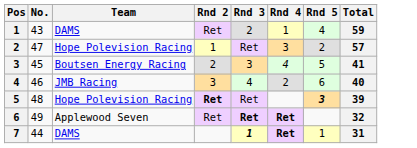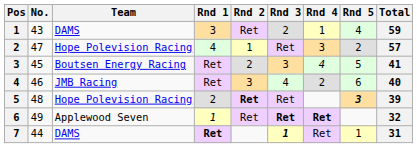+ column: (213, 13)
(286, 134) bold -> (322, 134) normal
